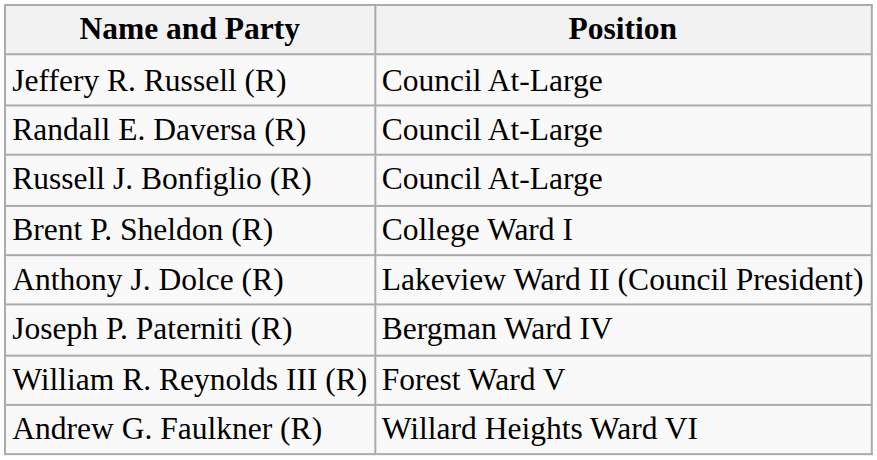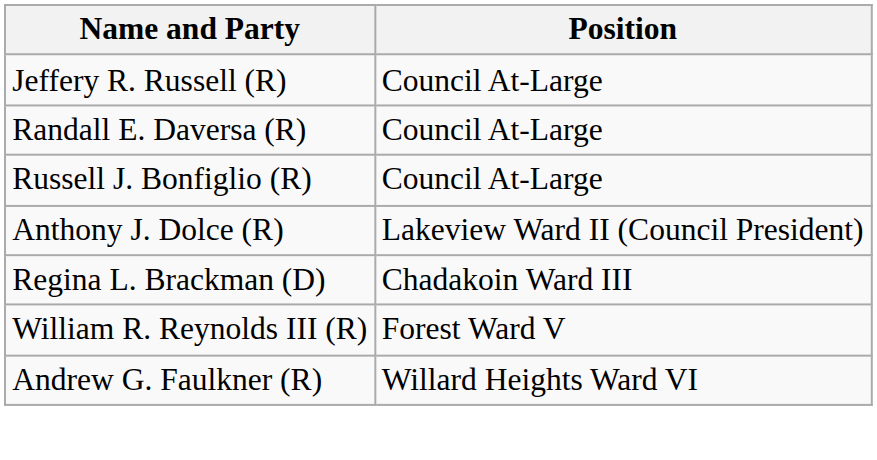- row: (143, 229)
+ row: (169, 279)
- row: (152, 329)
